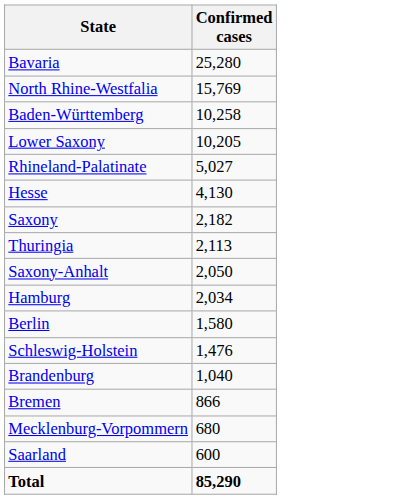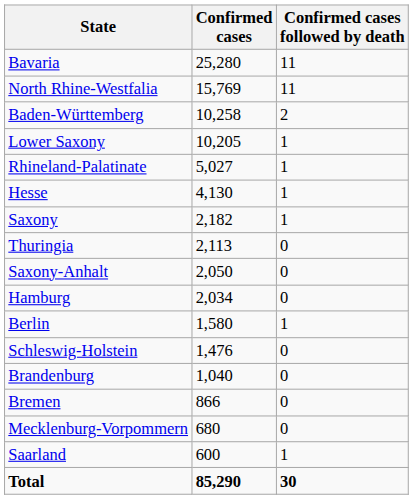+ column: (342, 27)
